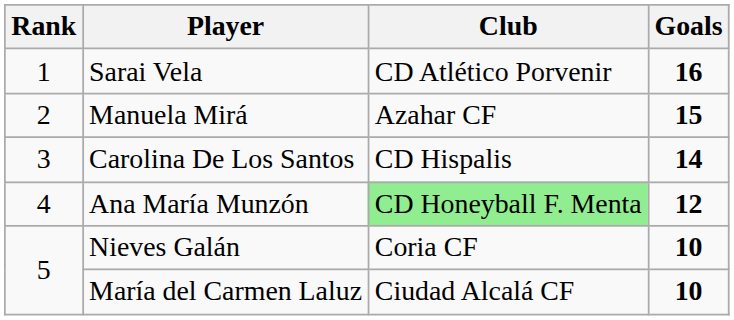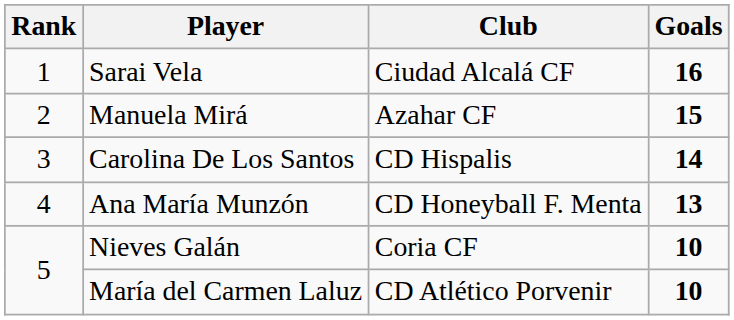(493, 70) CD Atlético Porvenir -> (475, 70) Ciudad Alcalá CF
(508, 203) lightgreen background -> (508, 203) no background
(689, 203) 12 -> (689, 203) 13
(475, 291) Ciudad Alcalá CF -> (493, 291) CD Atlético Porvenir
